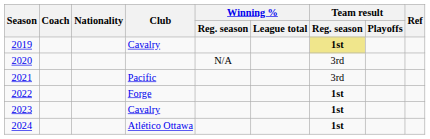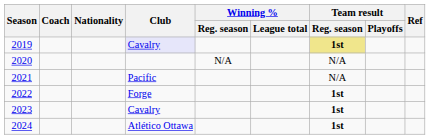(144, 45) no background -> (144, 45) lavender background
(337, 61) 3rd -> (337, 61) N/A
(337, 77) 3rd -> (337, 77) N/A
